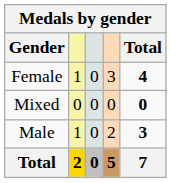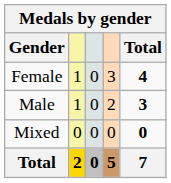rows swapped: (37, 133) <-> (37, 104)
